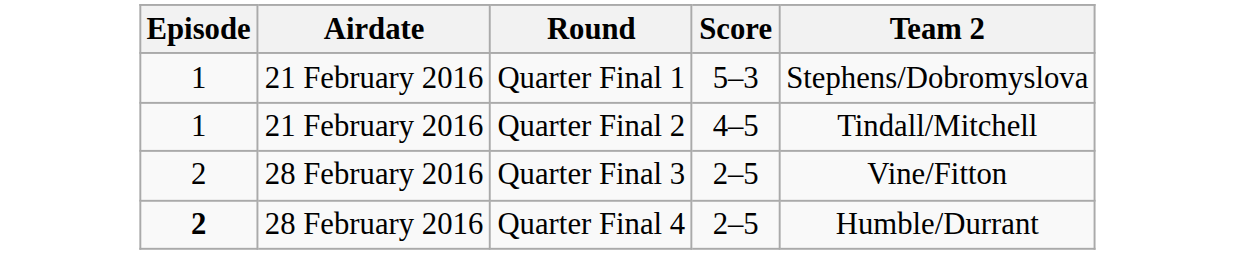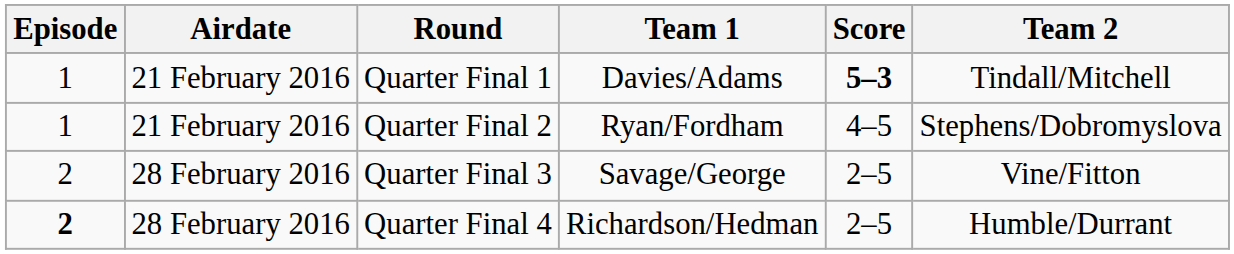+ column: (692, 28)
(736, 77) normal -> (869, 77) bold
(937, 77) Stephens/Dobromyslova -> (1071, 77) Tindall/Mitchell
(937, 126) Tindall/Mitchell -> (1071, 126) Stephens/Dobromyslova
